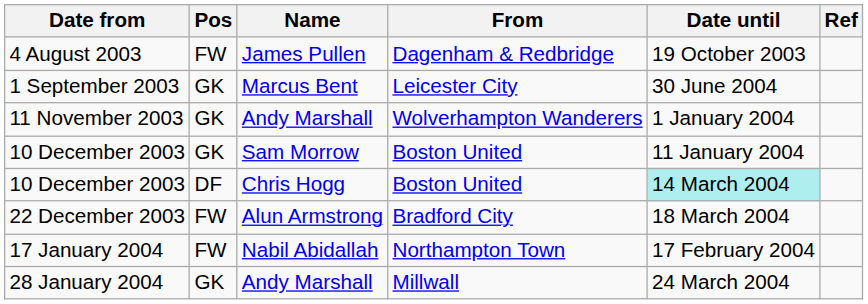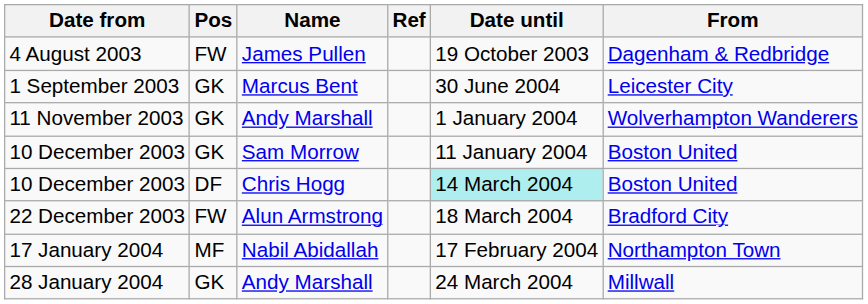columns swapped: (518, 20) <-> (841, 20)
(211, 250) FW -> (209, 250) MF
